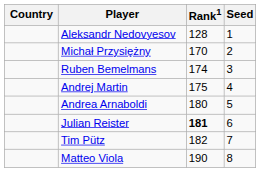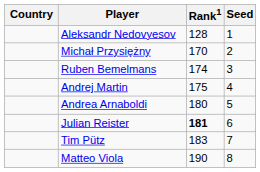(198, 140) 182 -> (198, 140) 183
